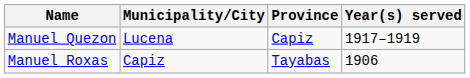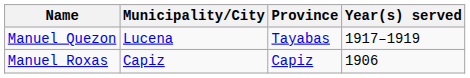(292, 39) Capiz -> (301, 39) Tayabas
(301, 61) Tayabas -> (292, 61) Capiz
